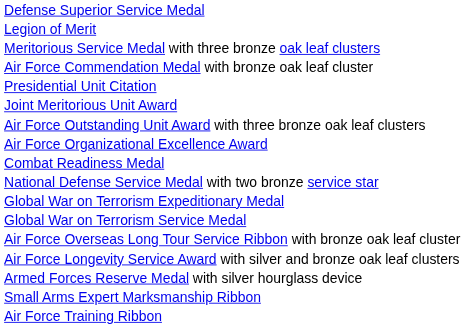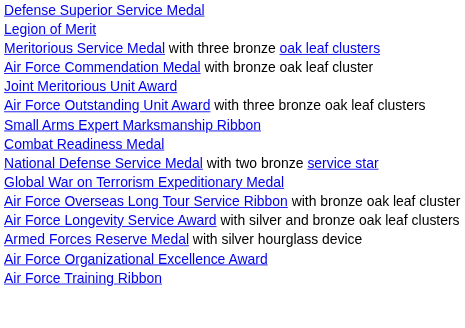- row: (80, 87)
rows swapped: (136, 144) <-> (133, 297)
- row: (125, 221)
